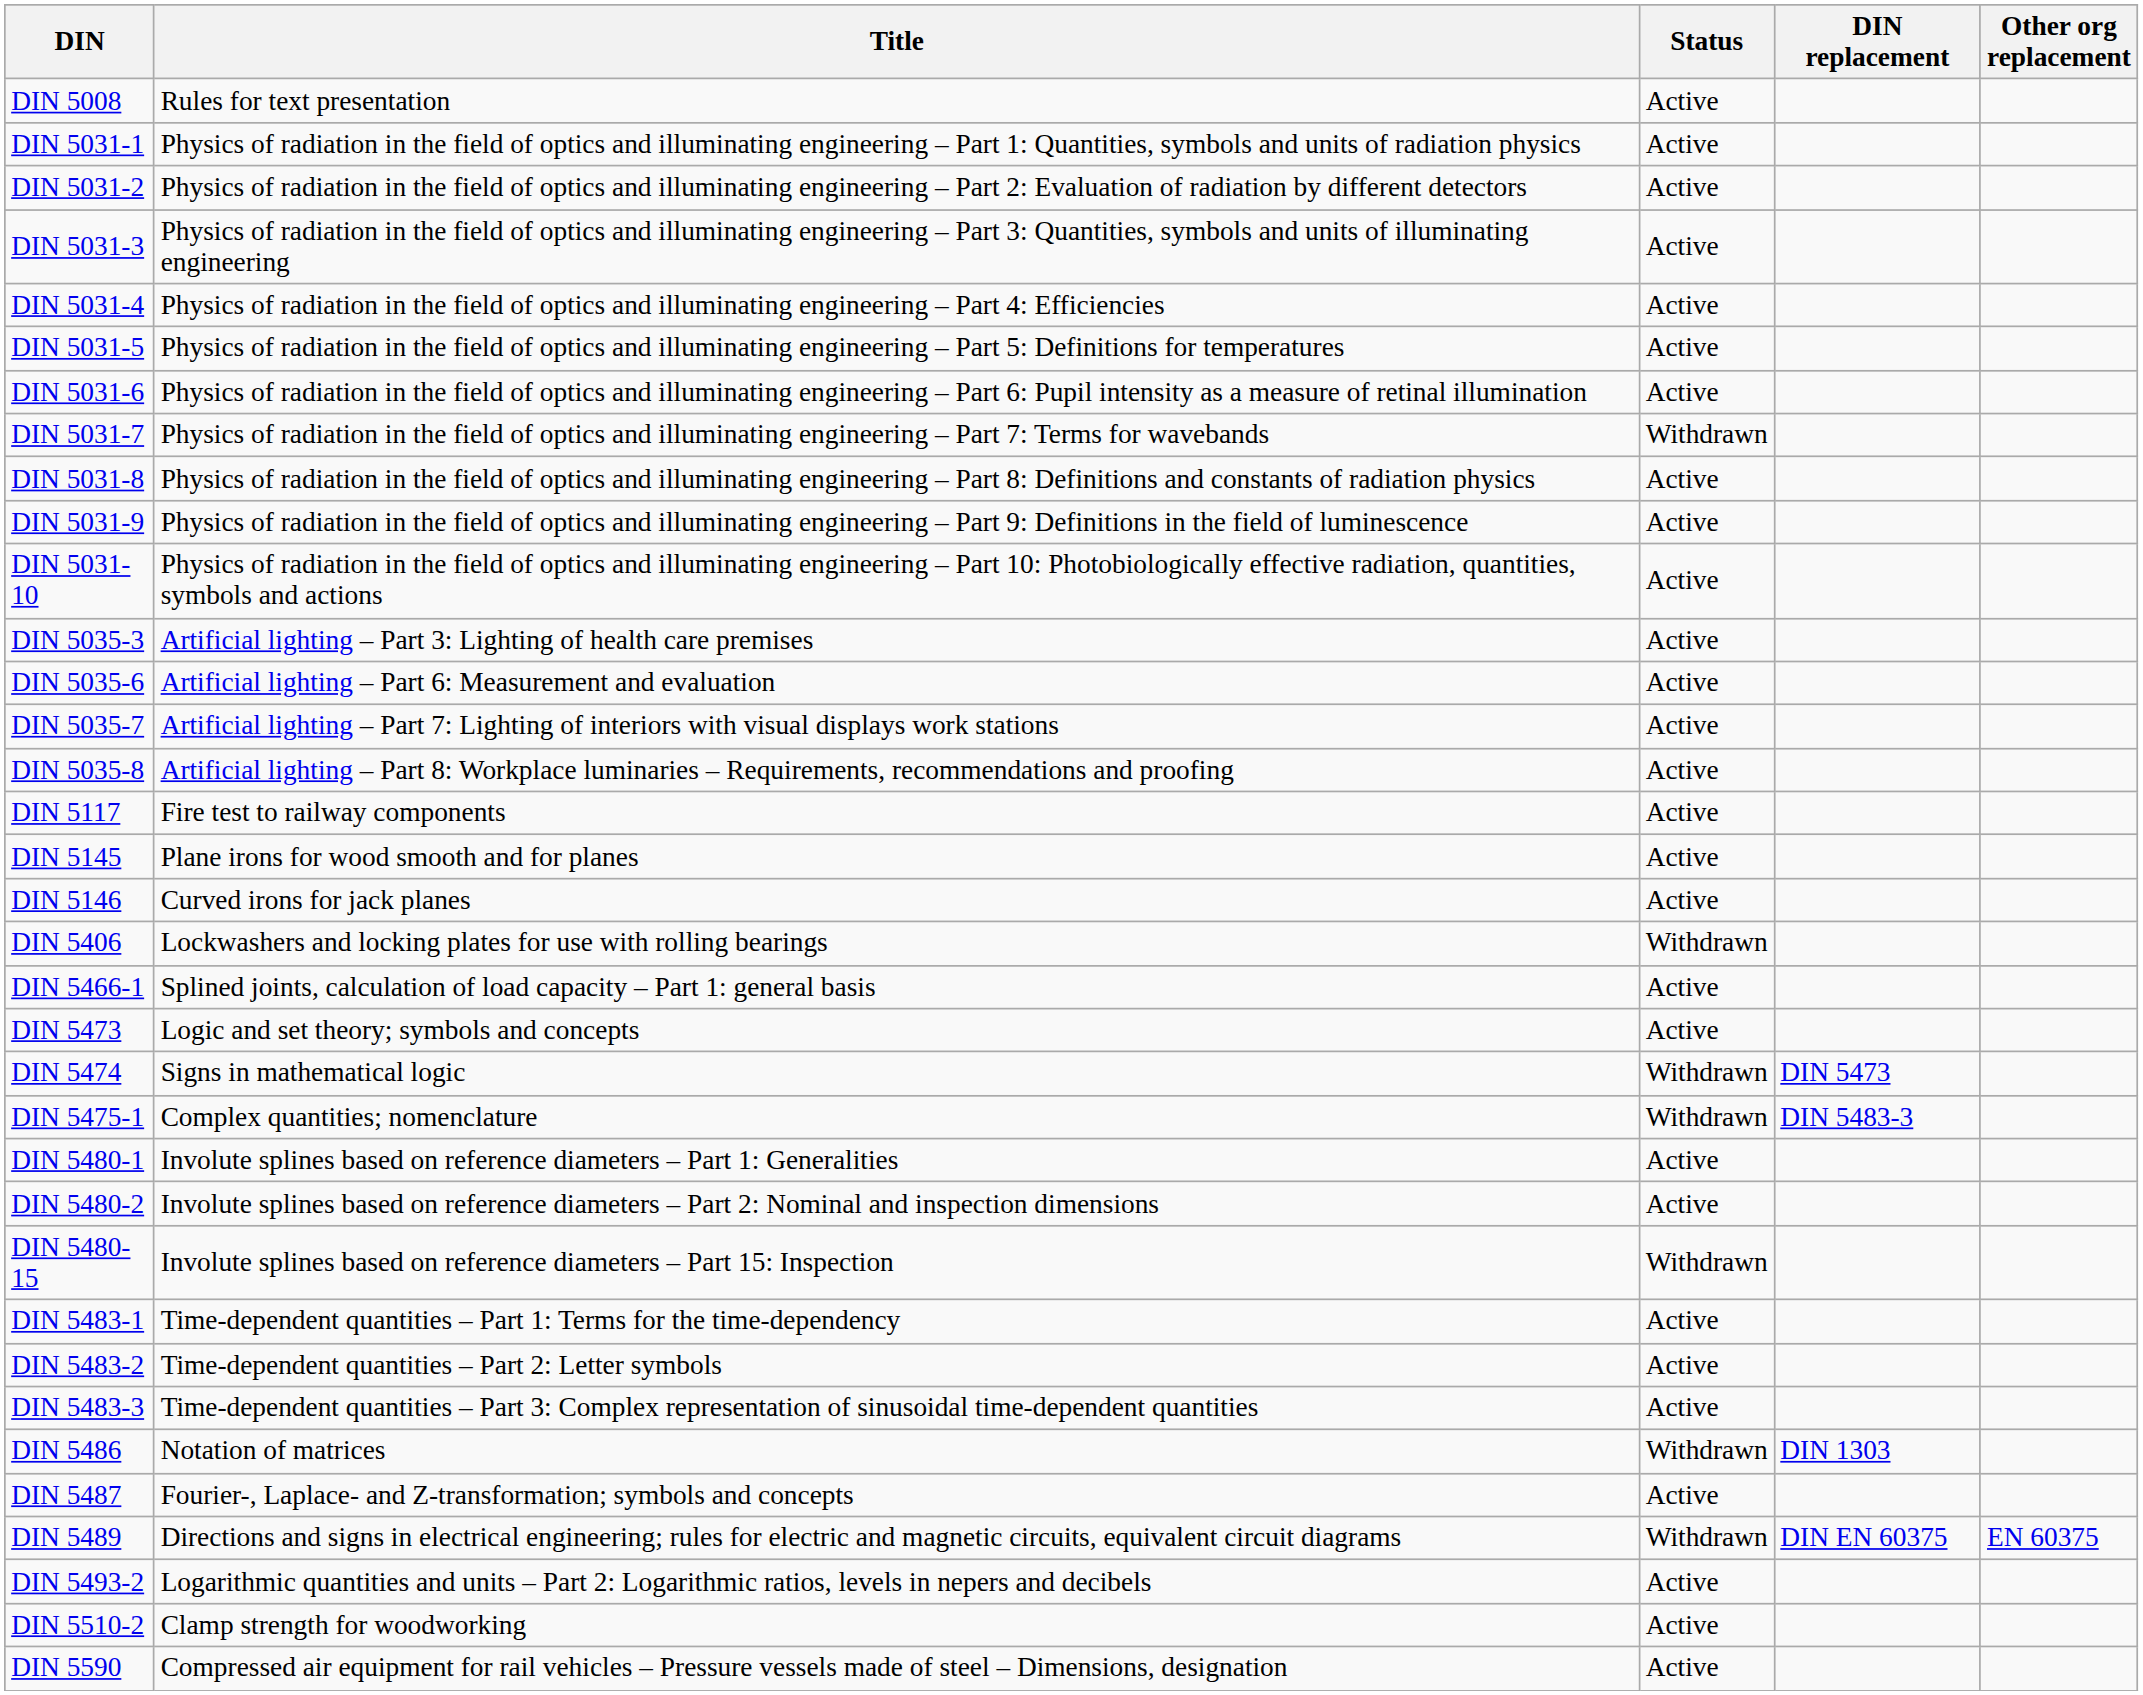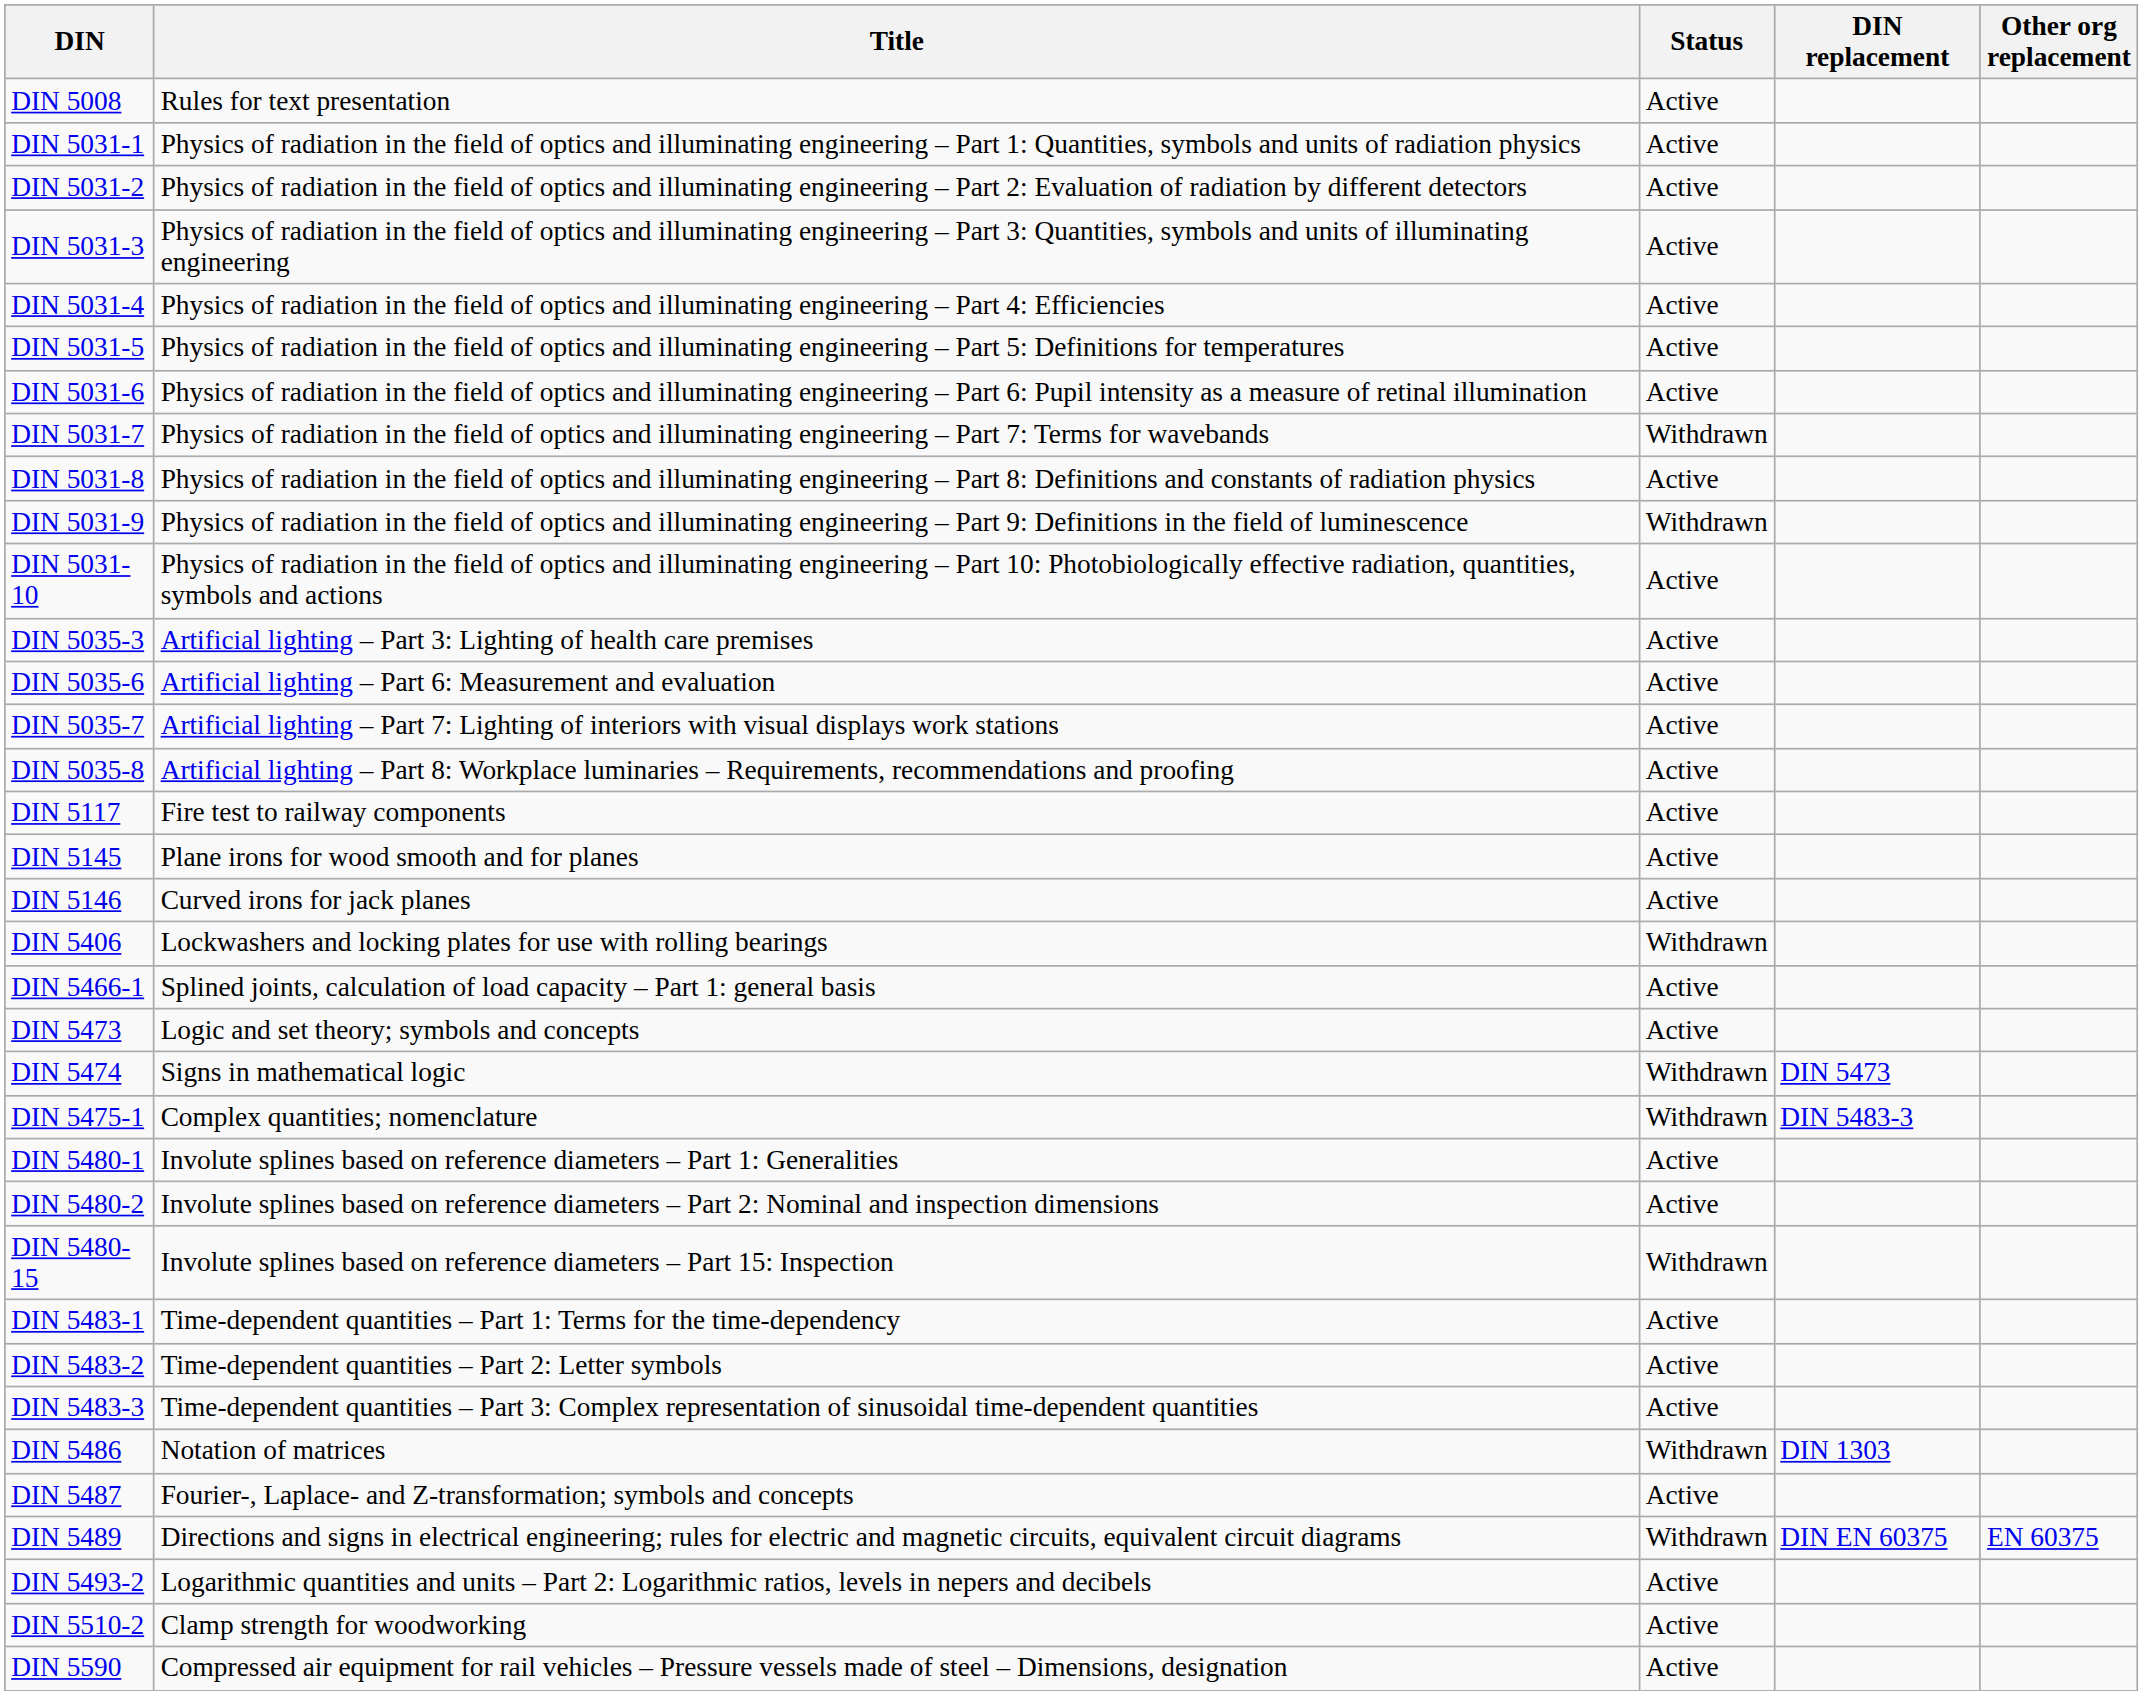(1682, 521) Active -> (1707, 521) Withdrawn
